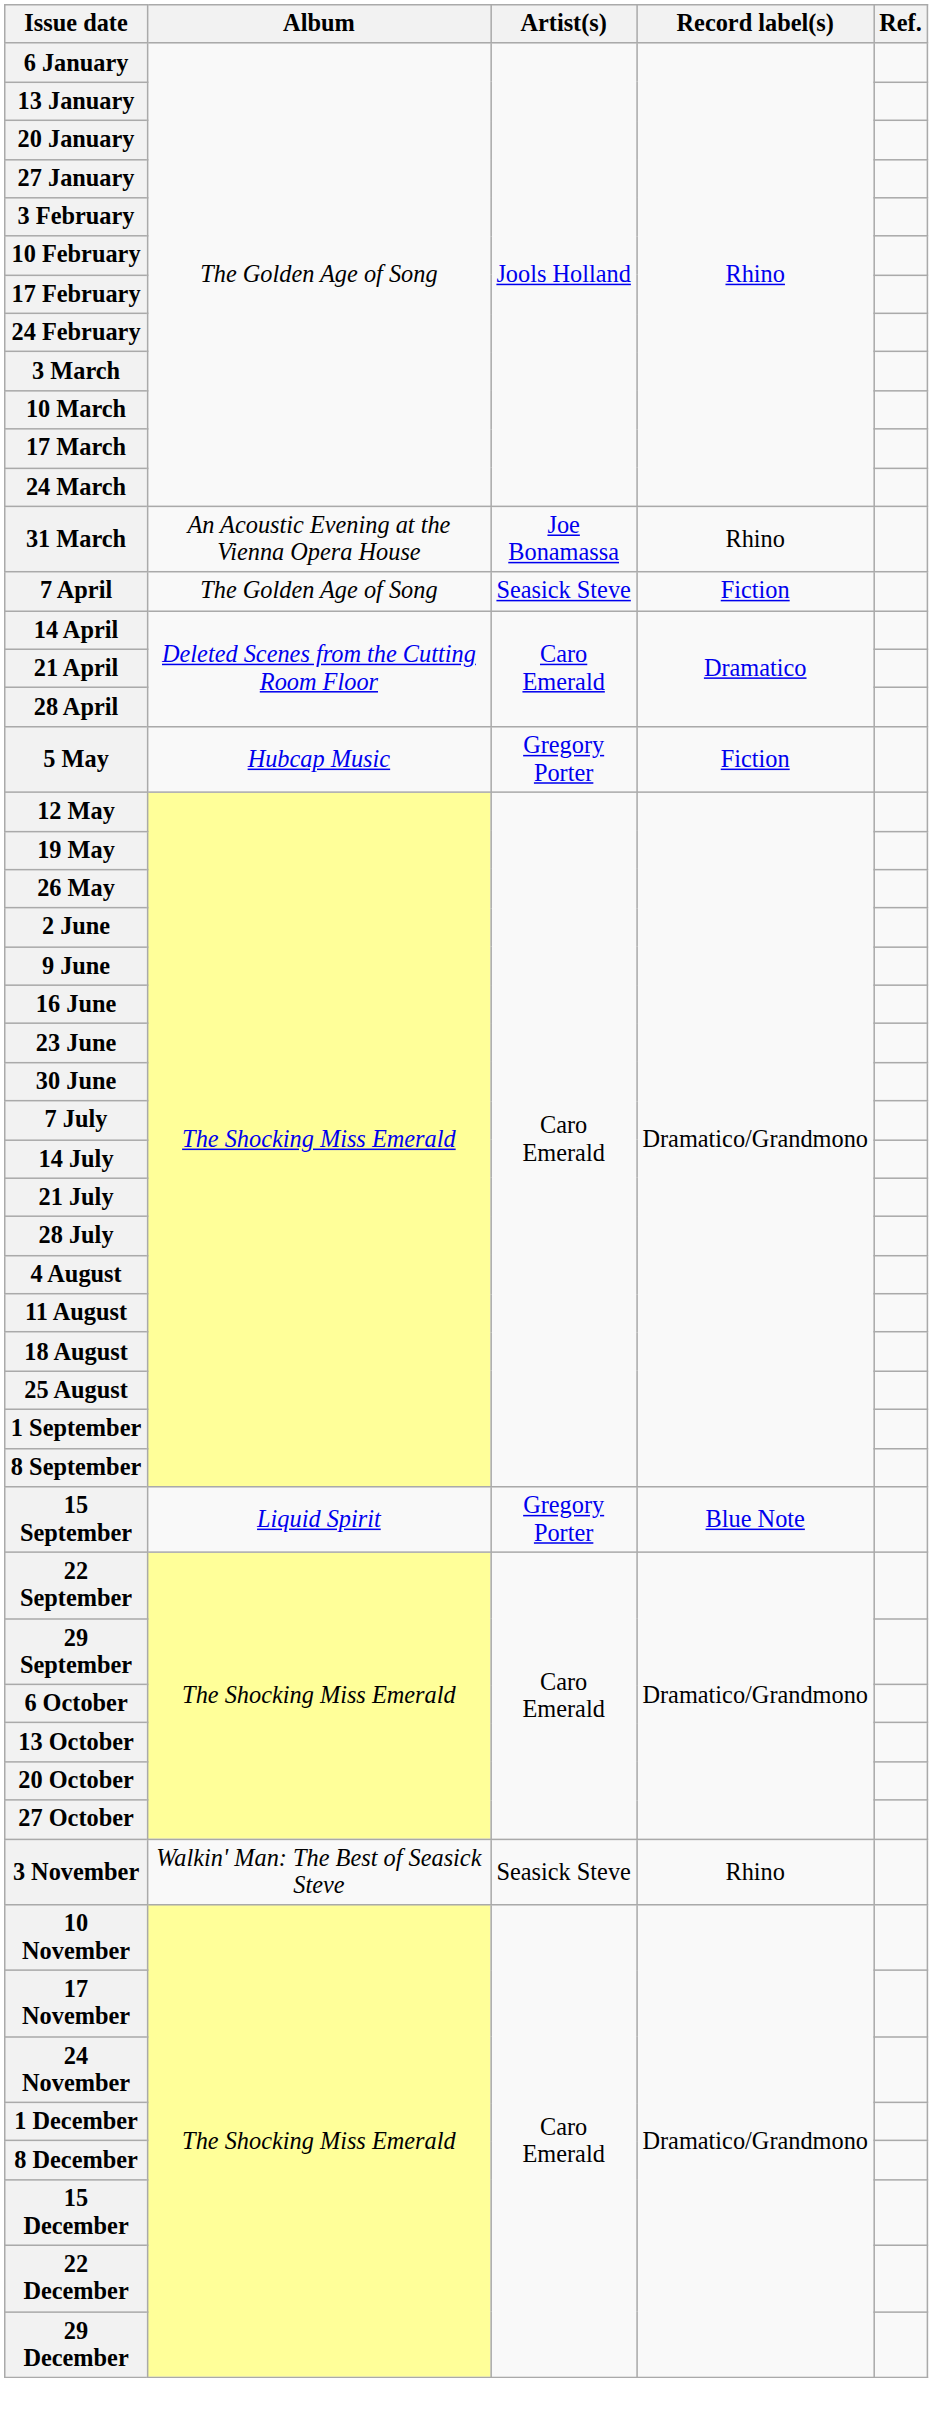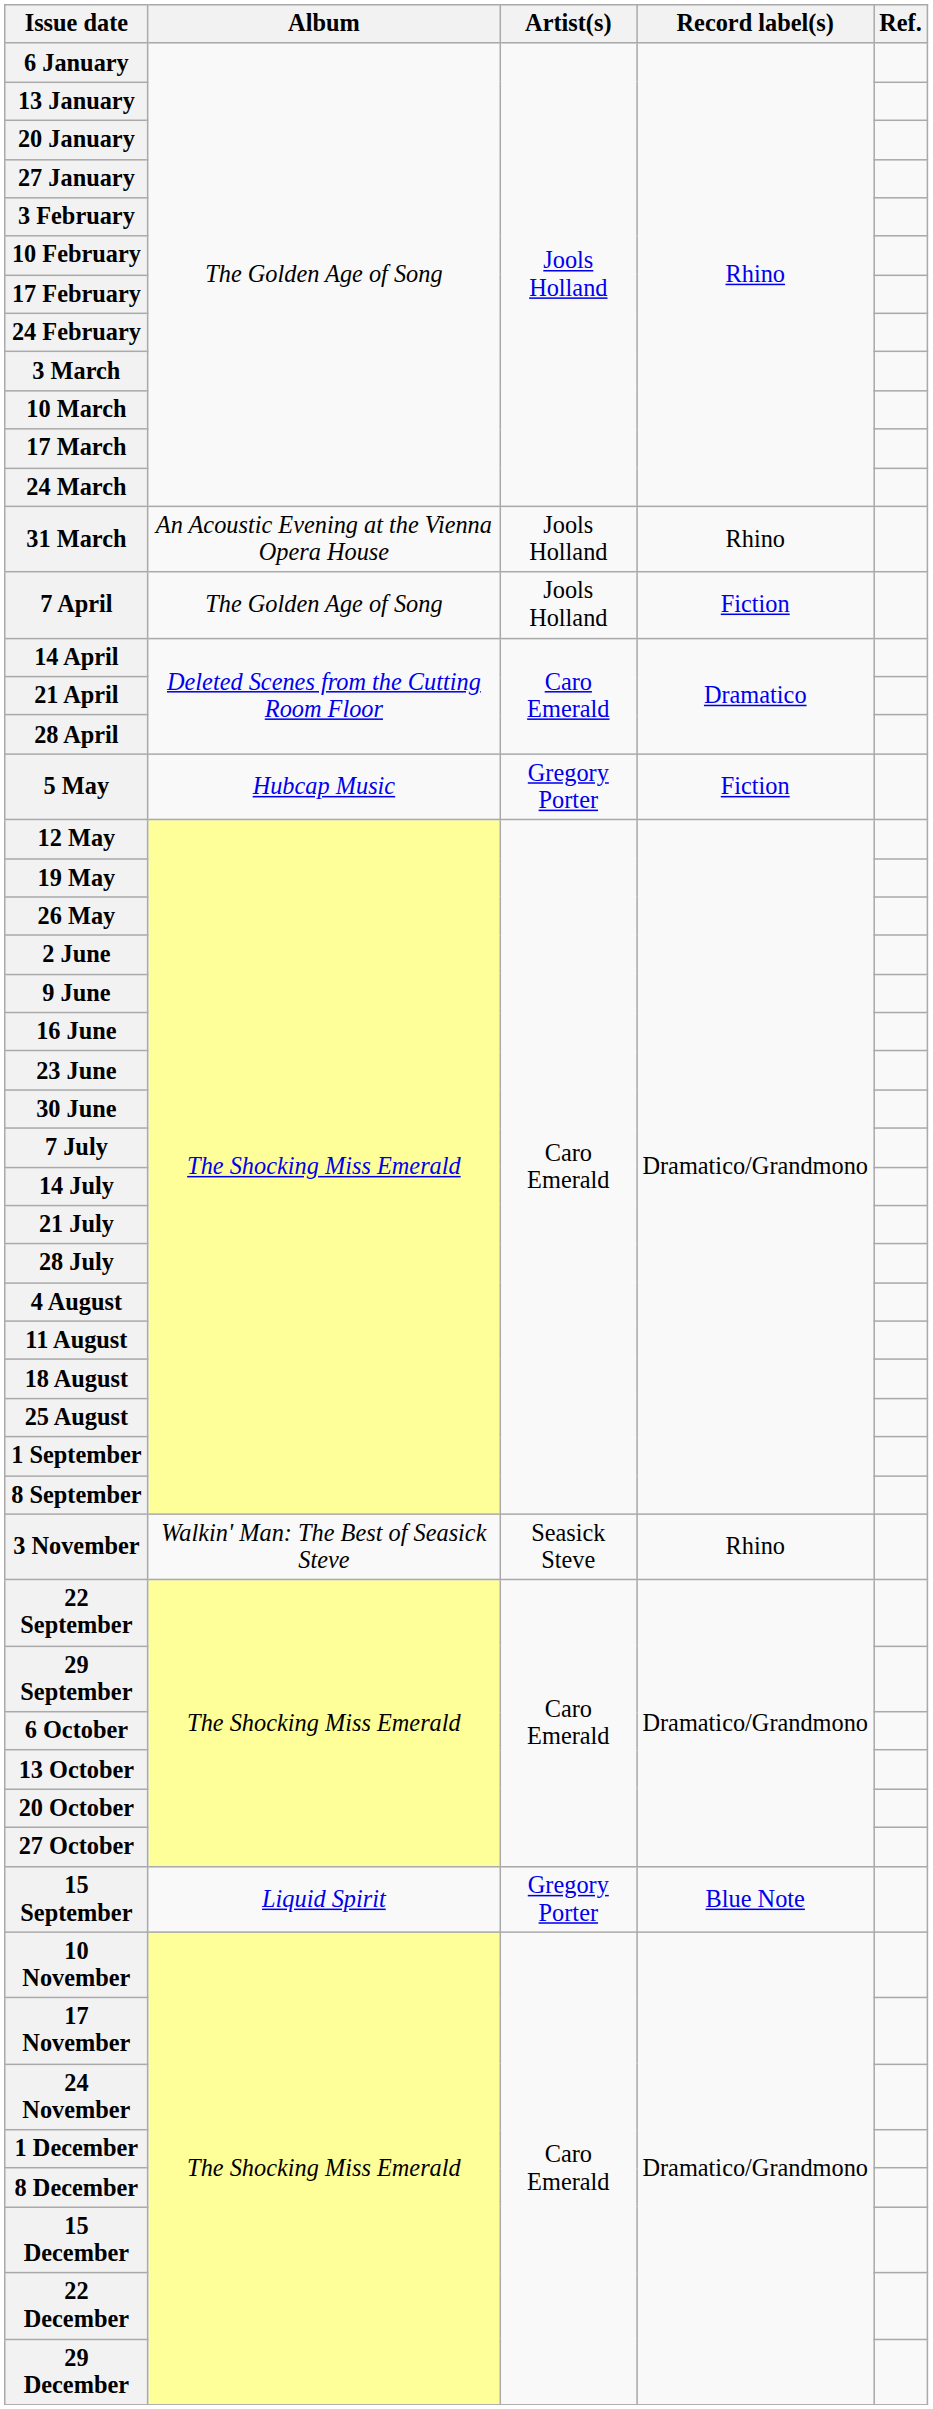(564, 538) Joe Bonamassa -> (568, 538) Jools Holland
(564, 591) Seasick Steve -> (568, 604) Jools Holland
rows swapped: (76, 1519) <-> (76, 1871)
